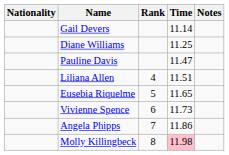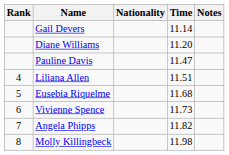columns swapped: (153, 12) <-> (31, 12)
(181, 45) 11.25 -> (181, 45) 11.20
(181, 93) 11.65 -> (181, 93) 11.68
(181, 126) 11.86 -> (181, 126) 11.82
(181, 142) pink background -> (181, 142) no background
